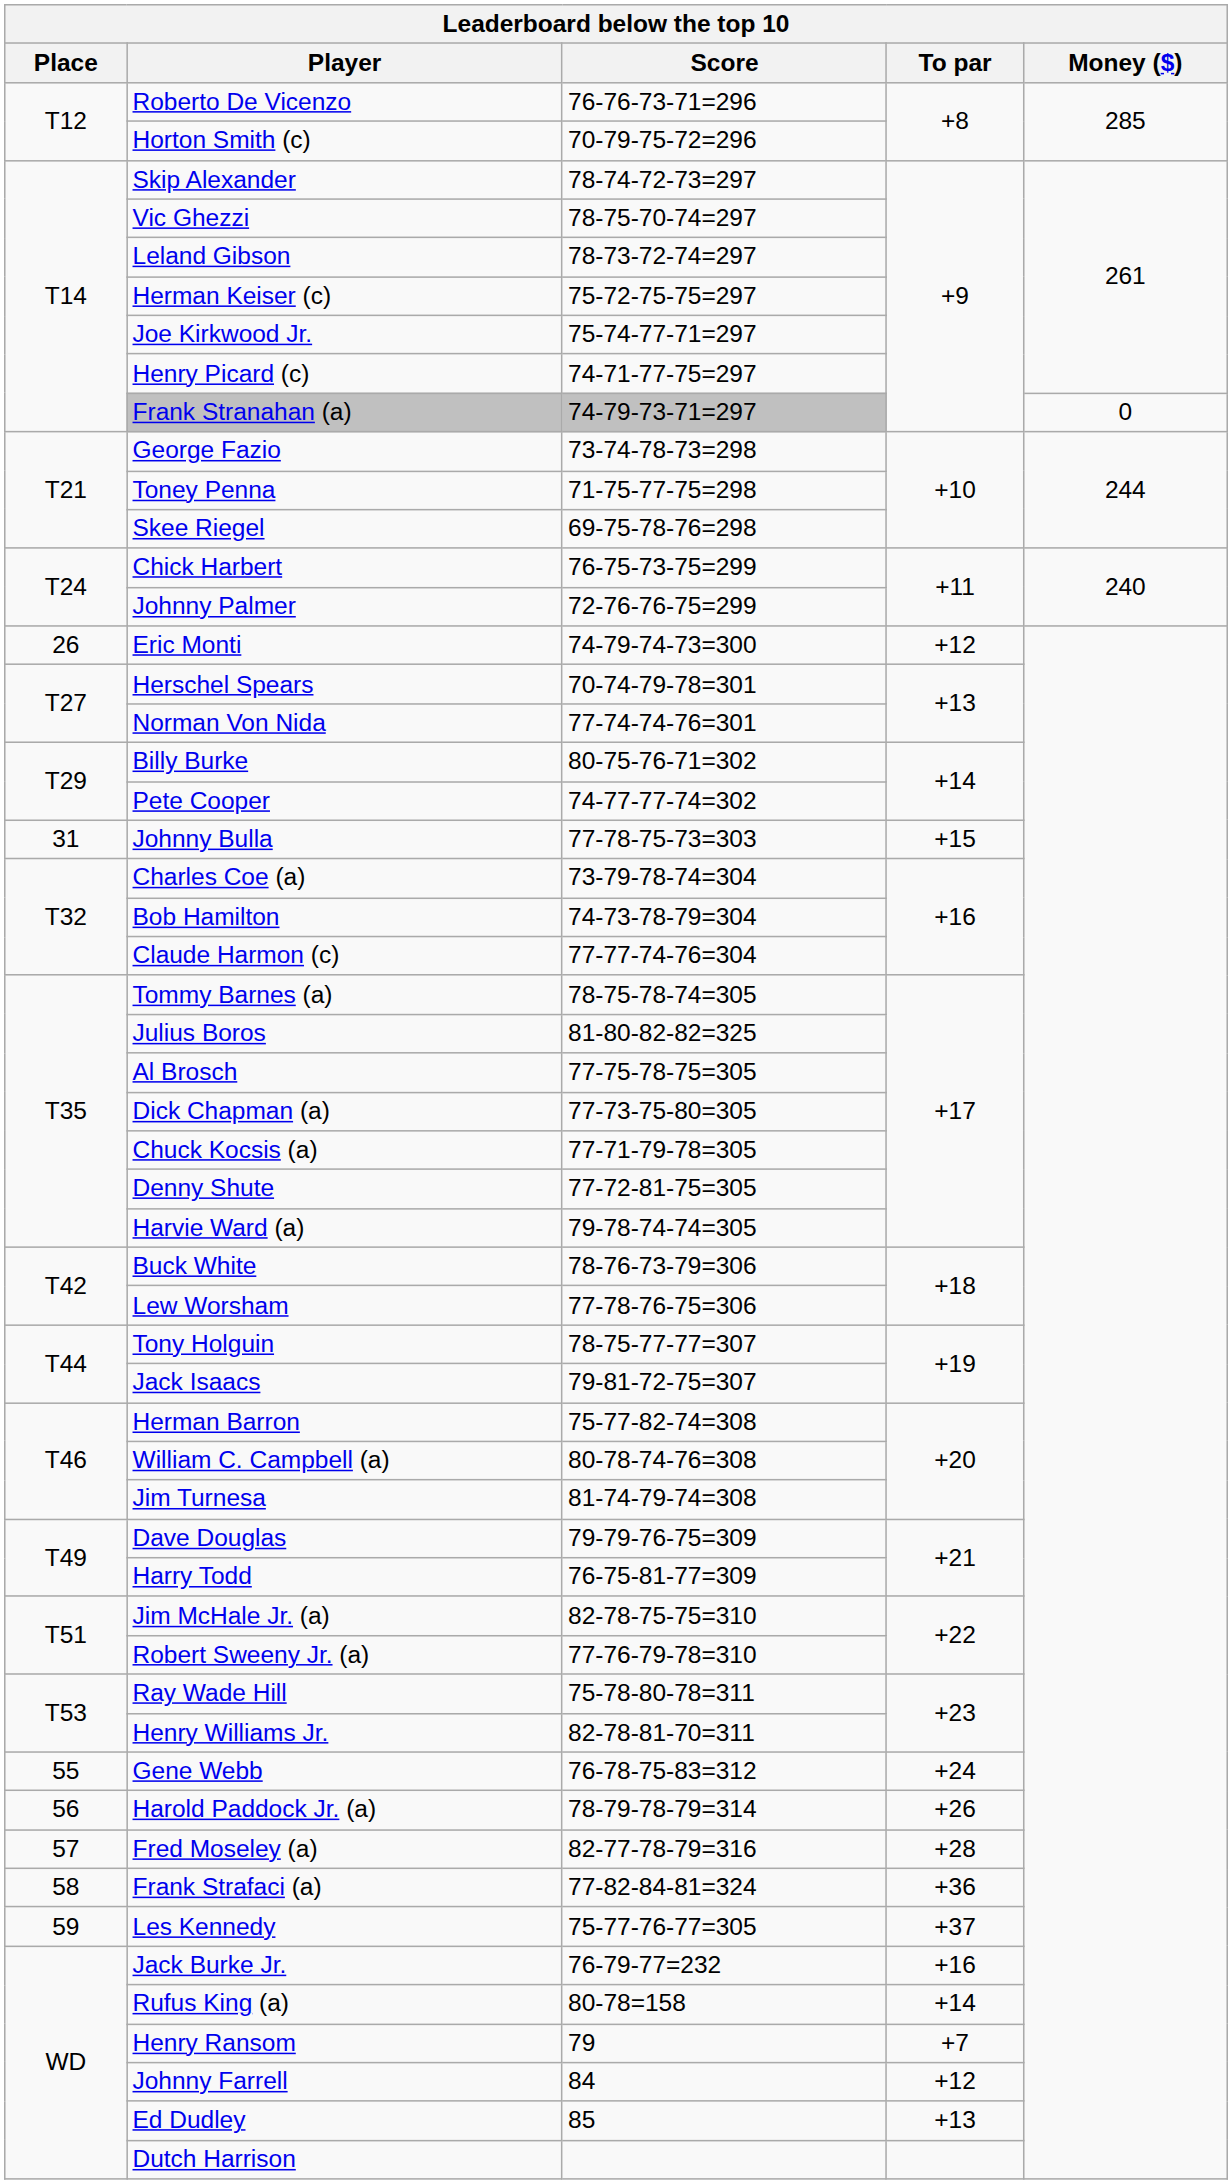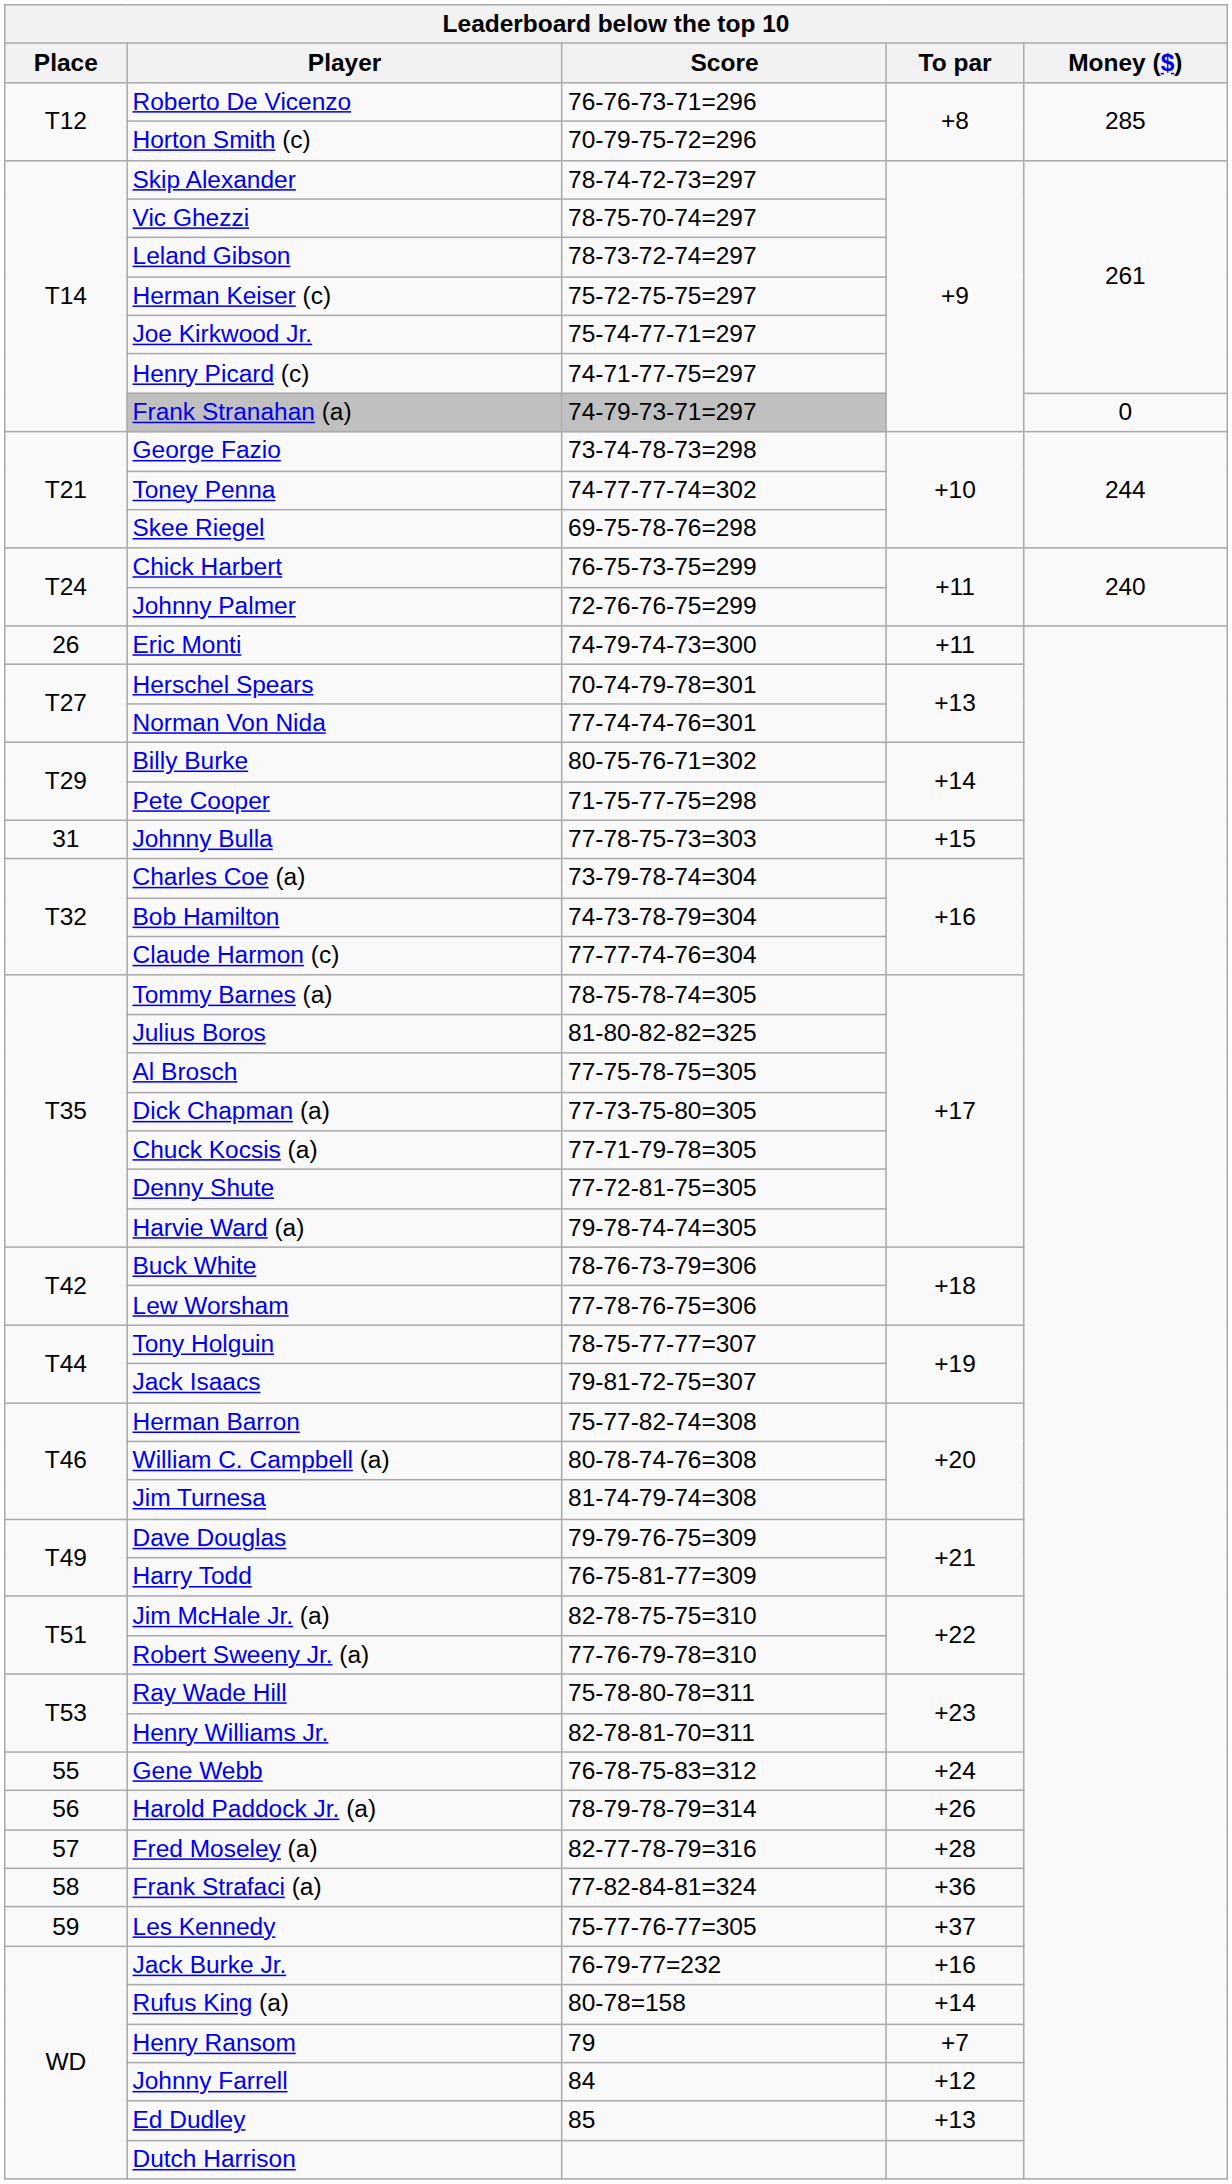(662, 489) 71-75-77-75=298 -> (662, 489) 74-77-77-74=302
(955, 645) +12 -> (955, 645) +11
(662, 800) 74-77-77-74=302 -> (662, 800) 71-75-77-75=298
